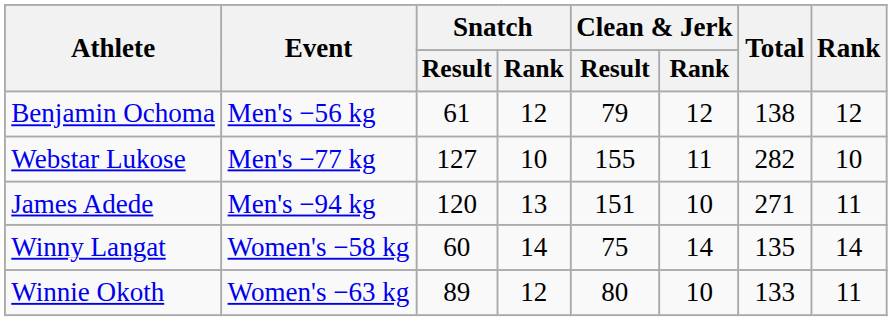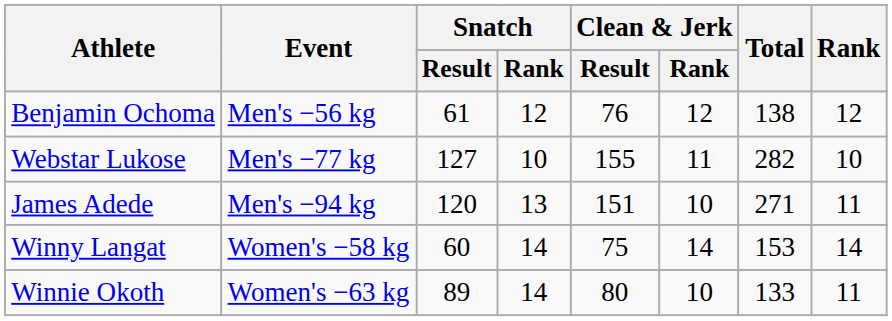(615, 114) 79 -> (615, 114) 76
(775, 248) 135 -> (775, 248) 153
(534, 292) 12 -> (534, 292) 14
